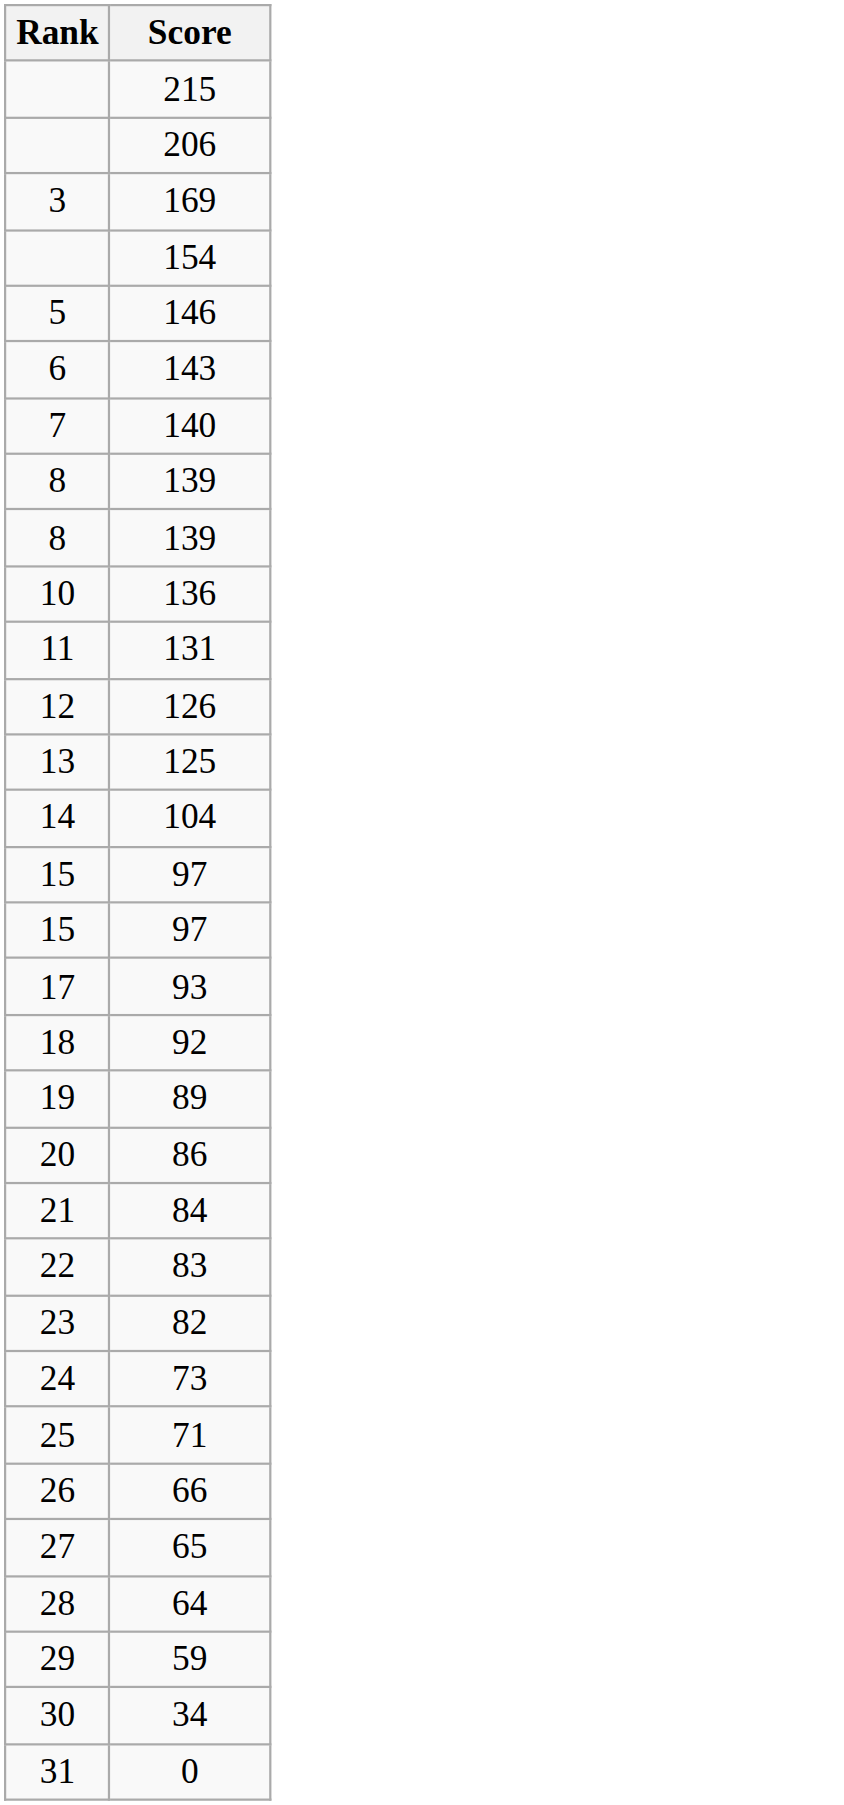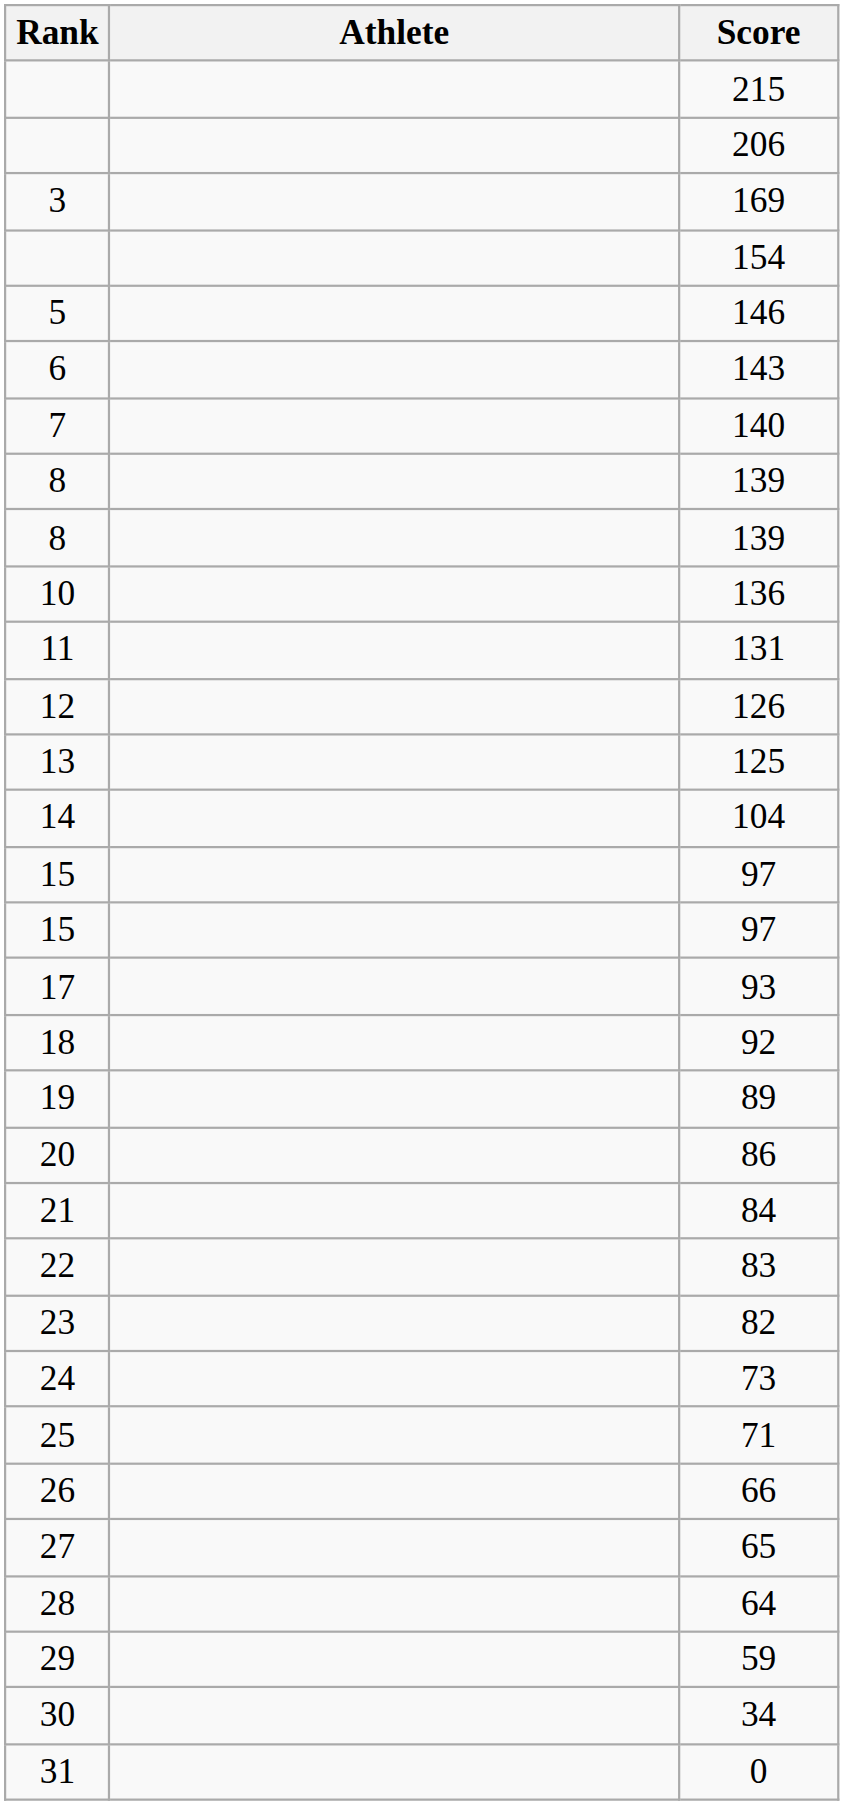+ column: (394, 32)
